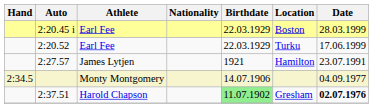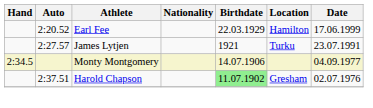- row: (56, 29)
(288, 45) Turku -> (289, 29) Hamilton
(295, 62) Hamilton -> (282, 45) Turku
(343, 95) bold -> (337, 78) normal
